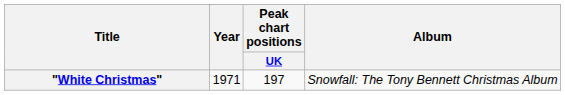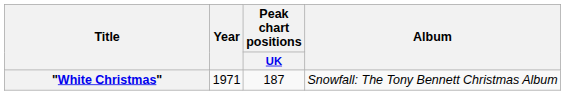(274, 80) 197 -> (274, 80) 187
